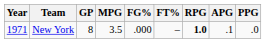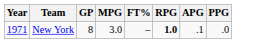- column: (139, 13)
(116, 30) 3.5 -> (116, 30) 3.0
